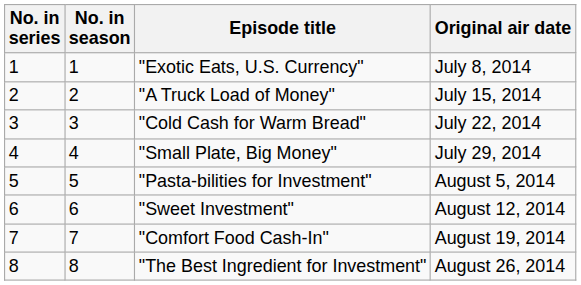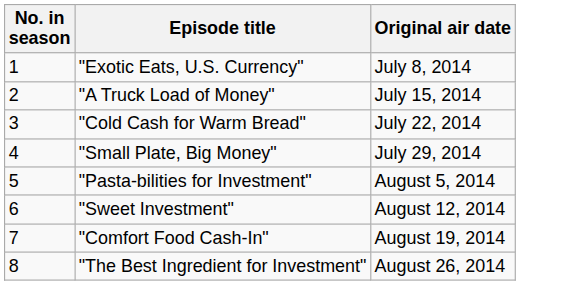- column: (35, 28)
